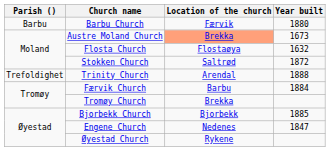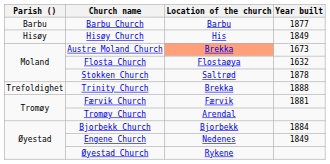(219, 24) Færvik -> (219, 24) Barbu
(299, 24) 1880 -> (299, 24) 1877
+ row: (115, 37)
(299, 62) 1872 -> (299, 75) 1878
(219, 75) Arendal -> (219, 88) Brekka
(219, 88) Barbu -> (219, 101) Færvik
(299, 88) 1884 -> (299, 101) 1881
(219, 101) Brekka -> (219, 114) Arendal
(299, 114) 1885 -> (299, 127) 1884
(299, 127) 1847 -> (299, 140) 1849
